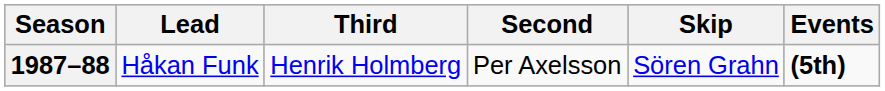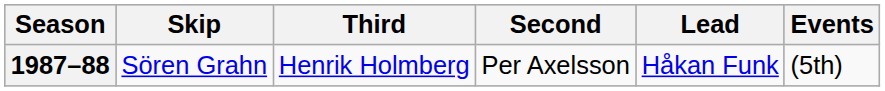columns swapped: (706, 24) <-> (190, 24)
(818, 65) bold -> (817, 65) normal
